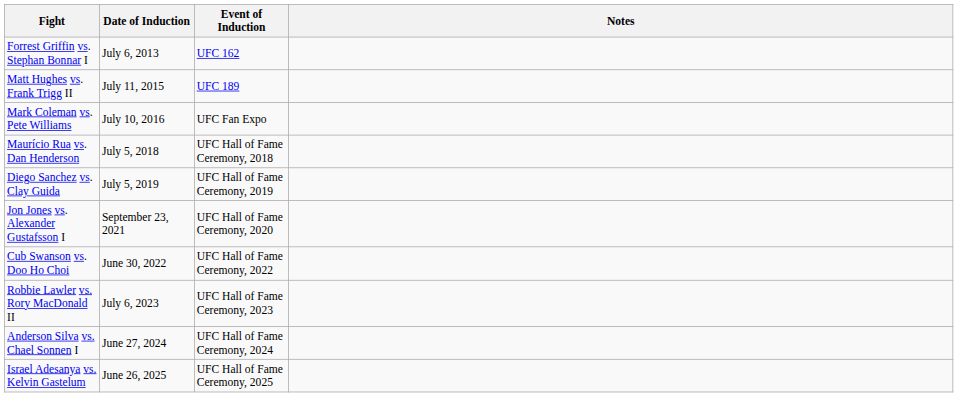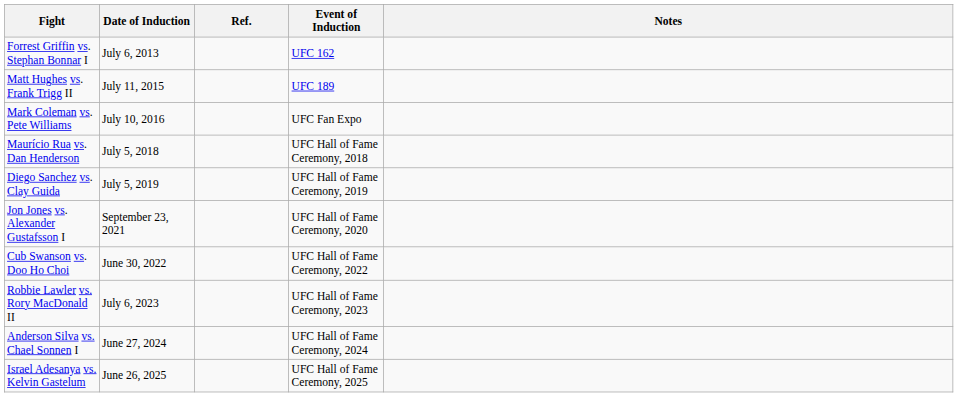+ column: (241, 21)
